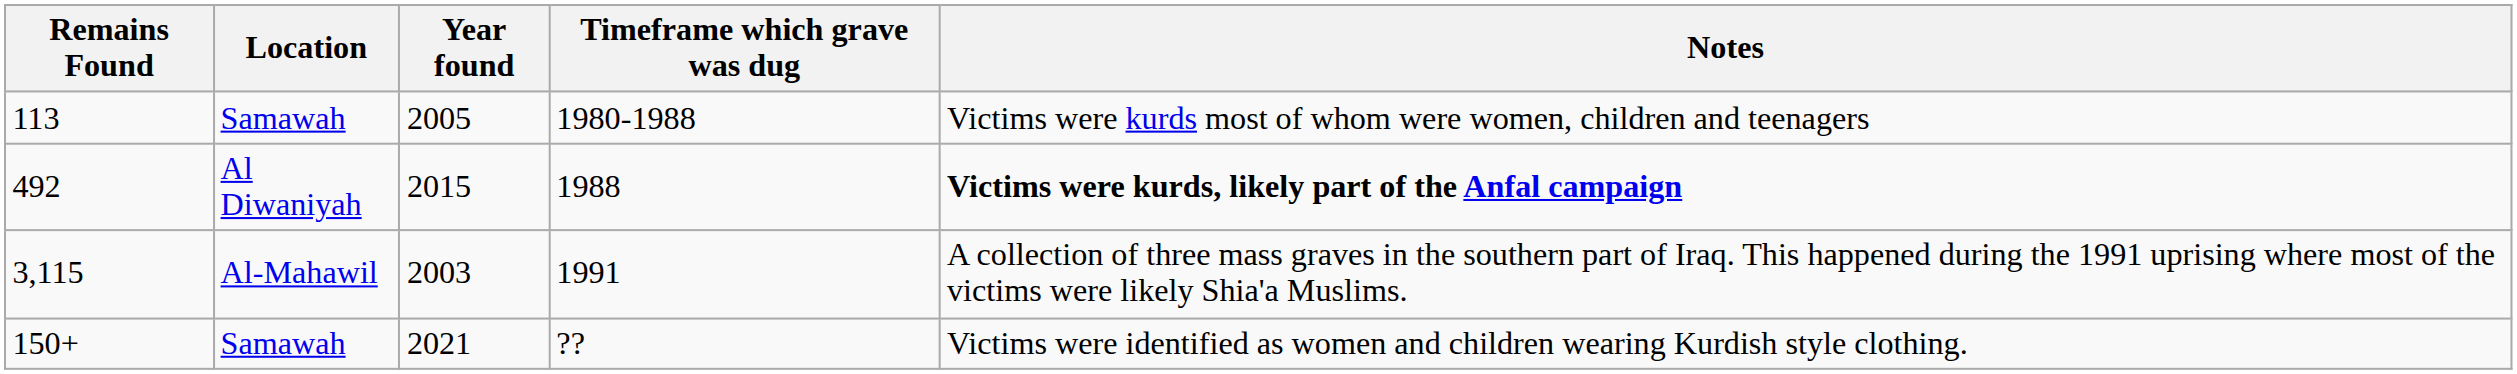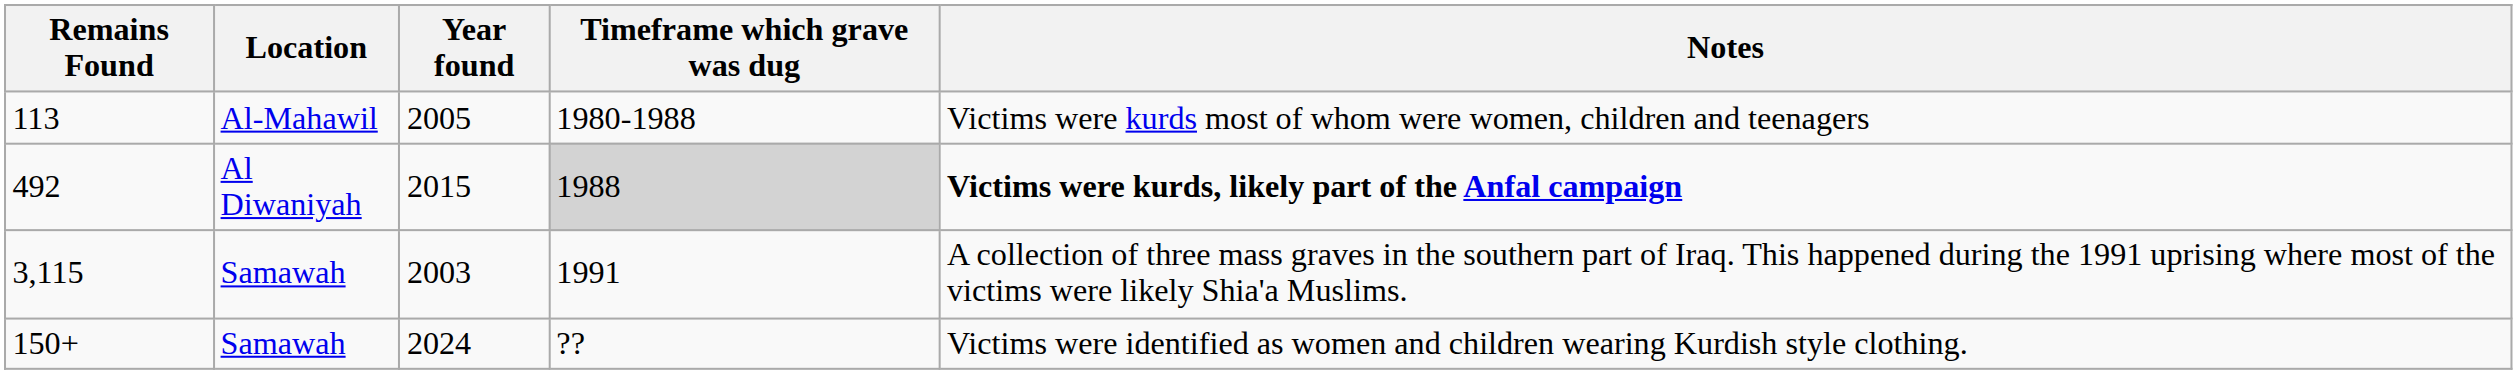(283, 117) Samawah -> (299, 117) Al-Mahawil
(589, 186) no background -> (589, 186) lightgrey background
(299, 273) Al-Mahawil -> (283, 273) Samawah
(439, 342) 2021 -> (439, 342) 2024
